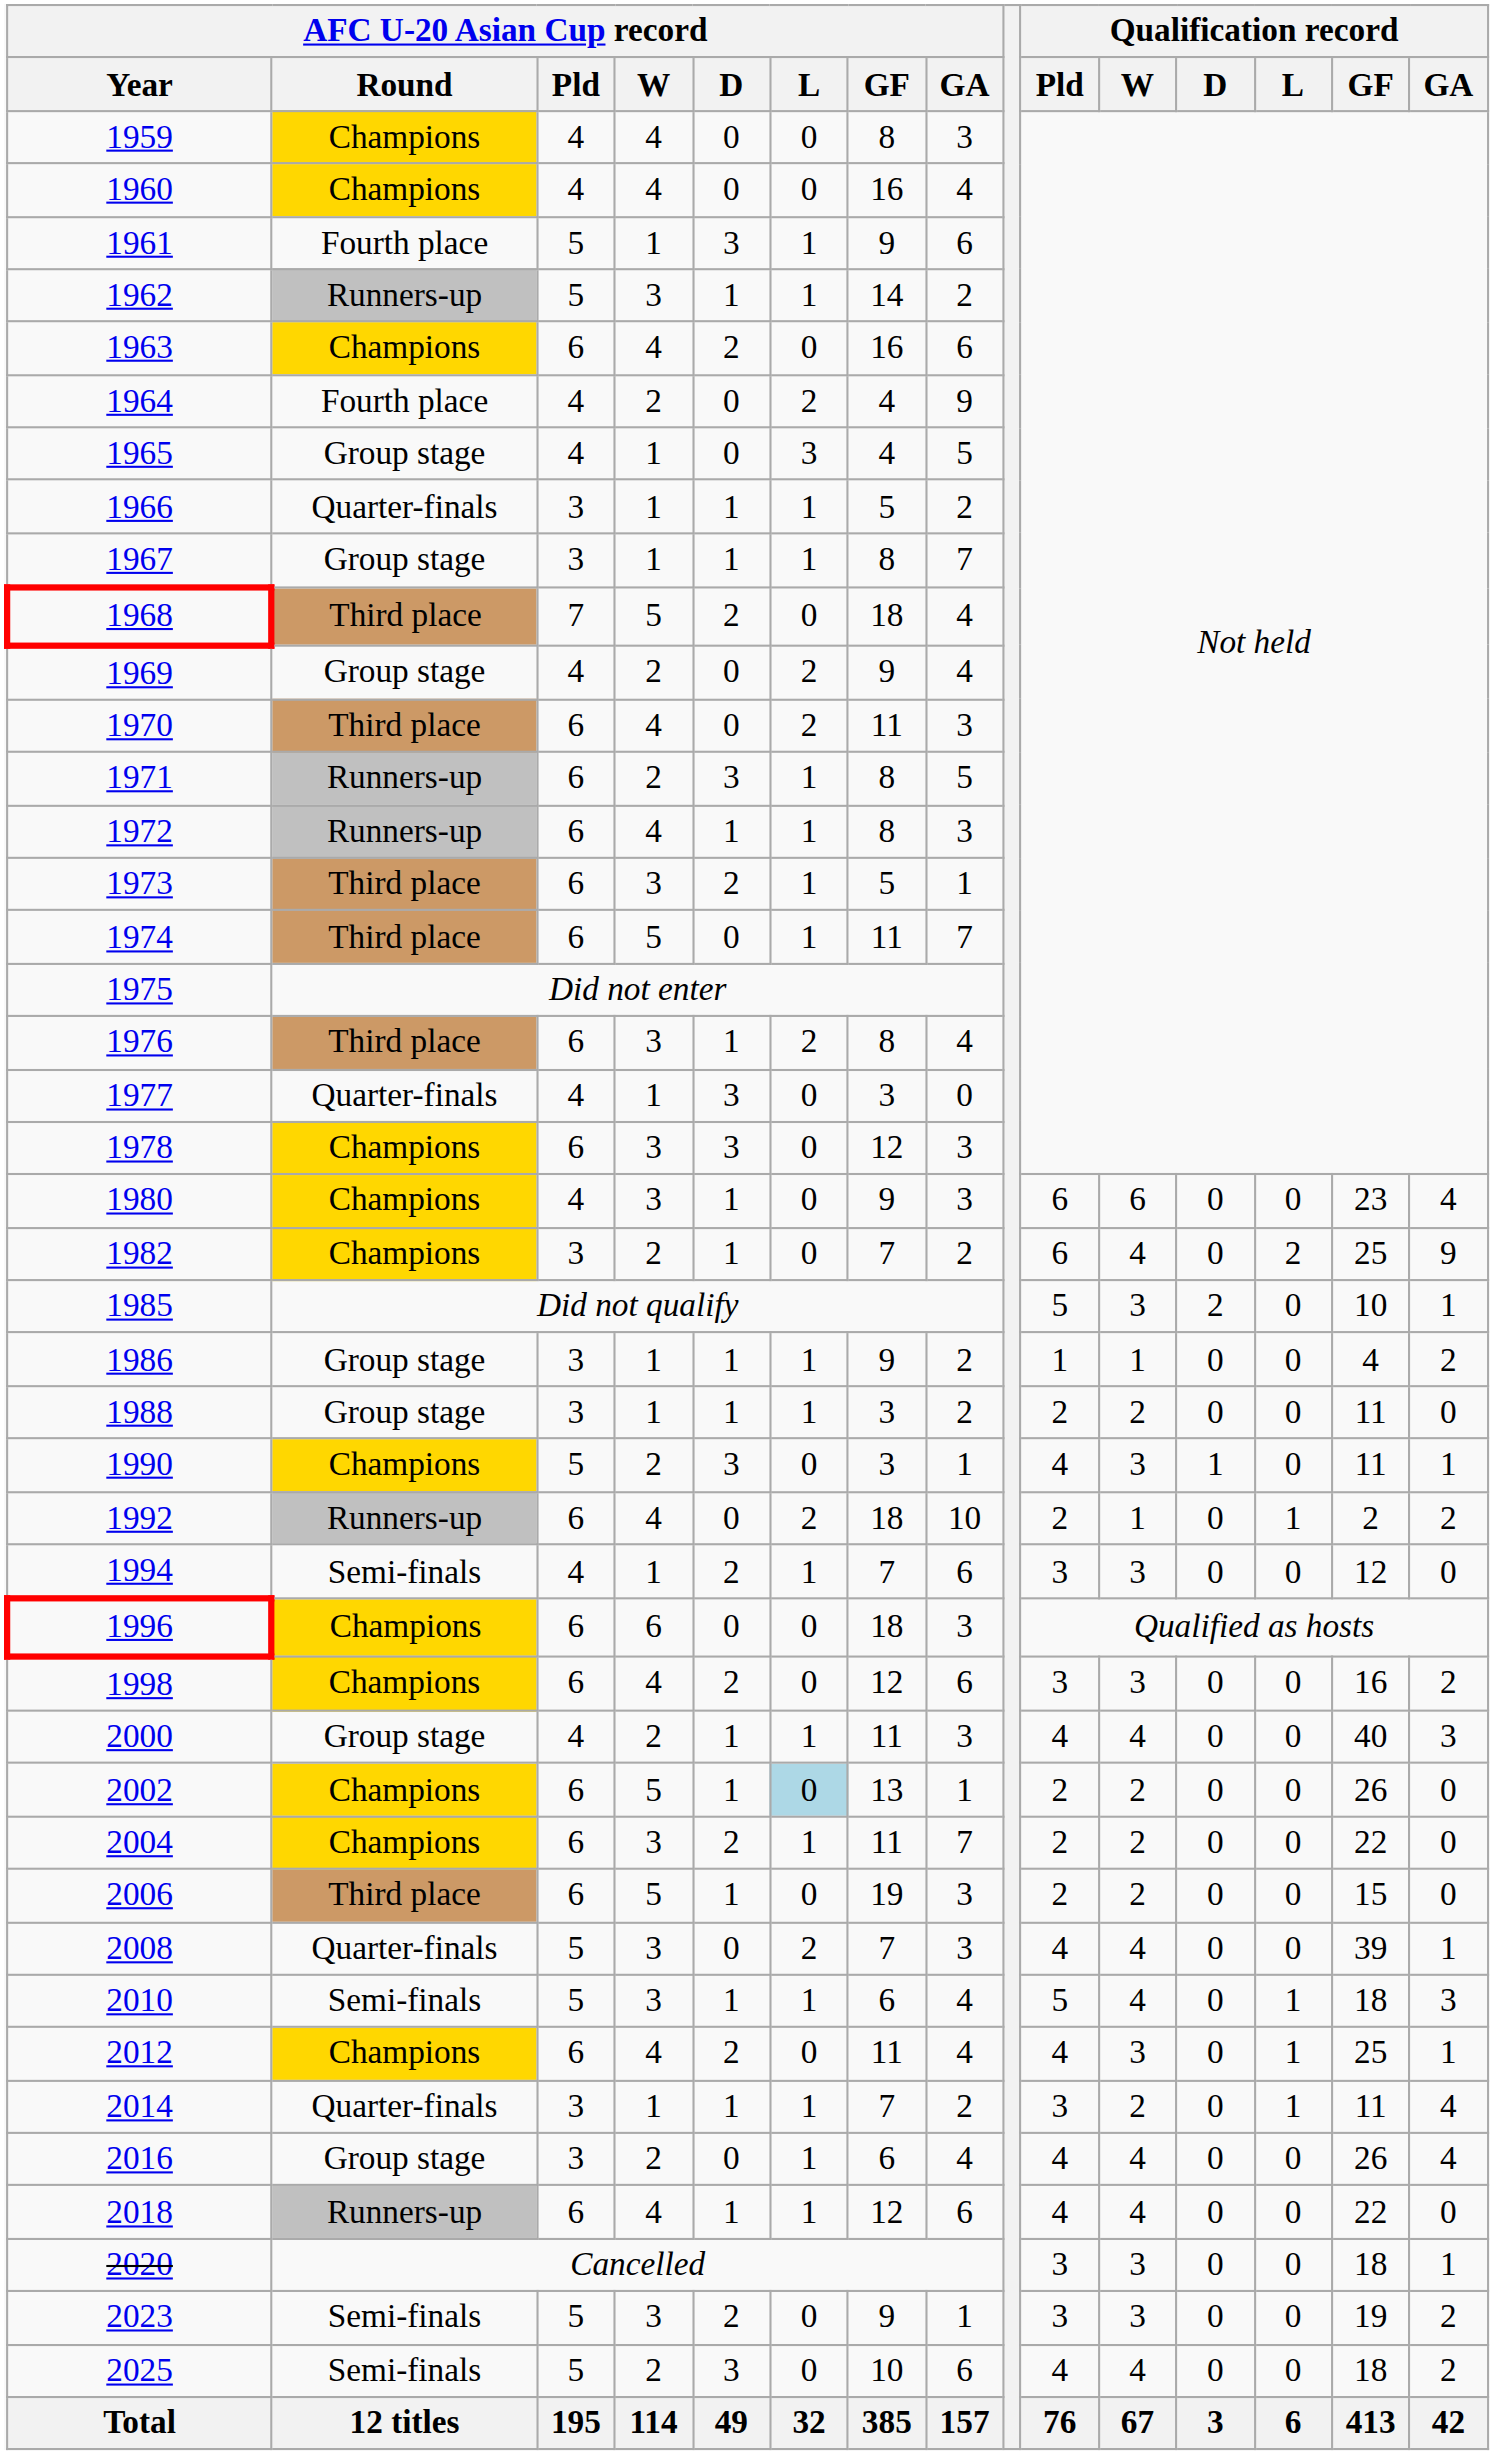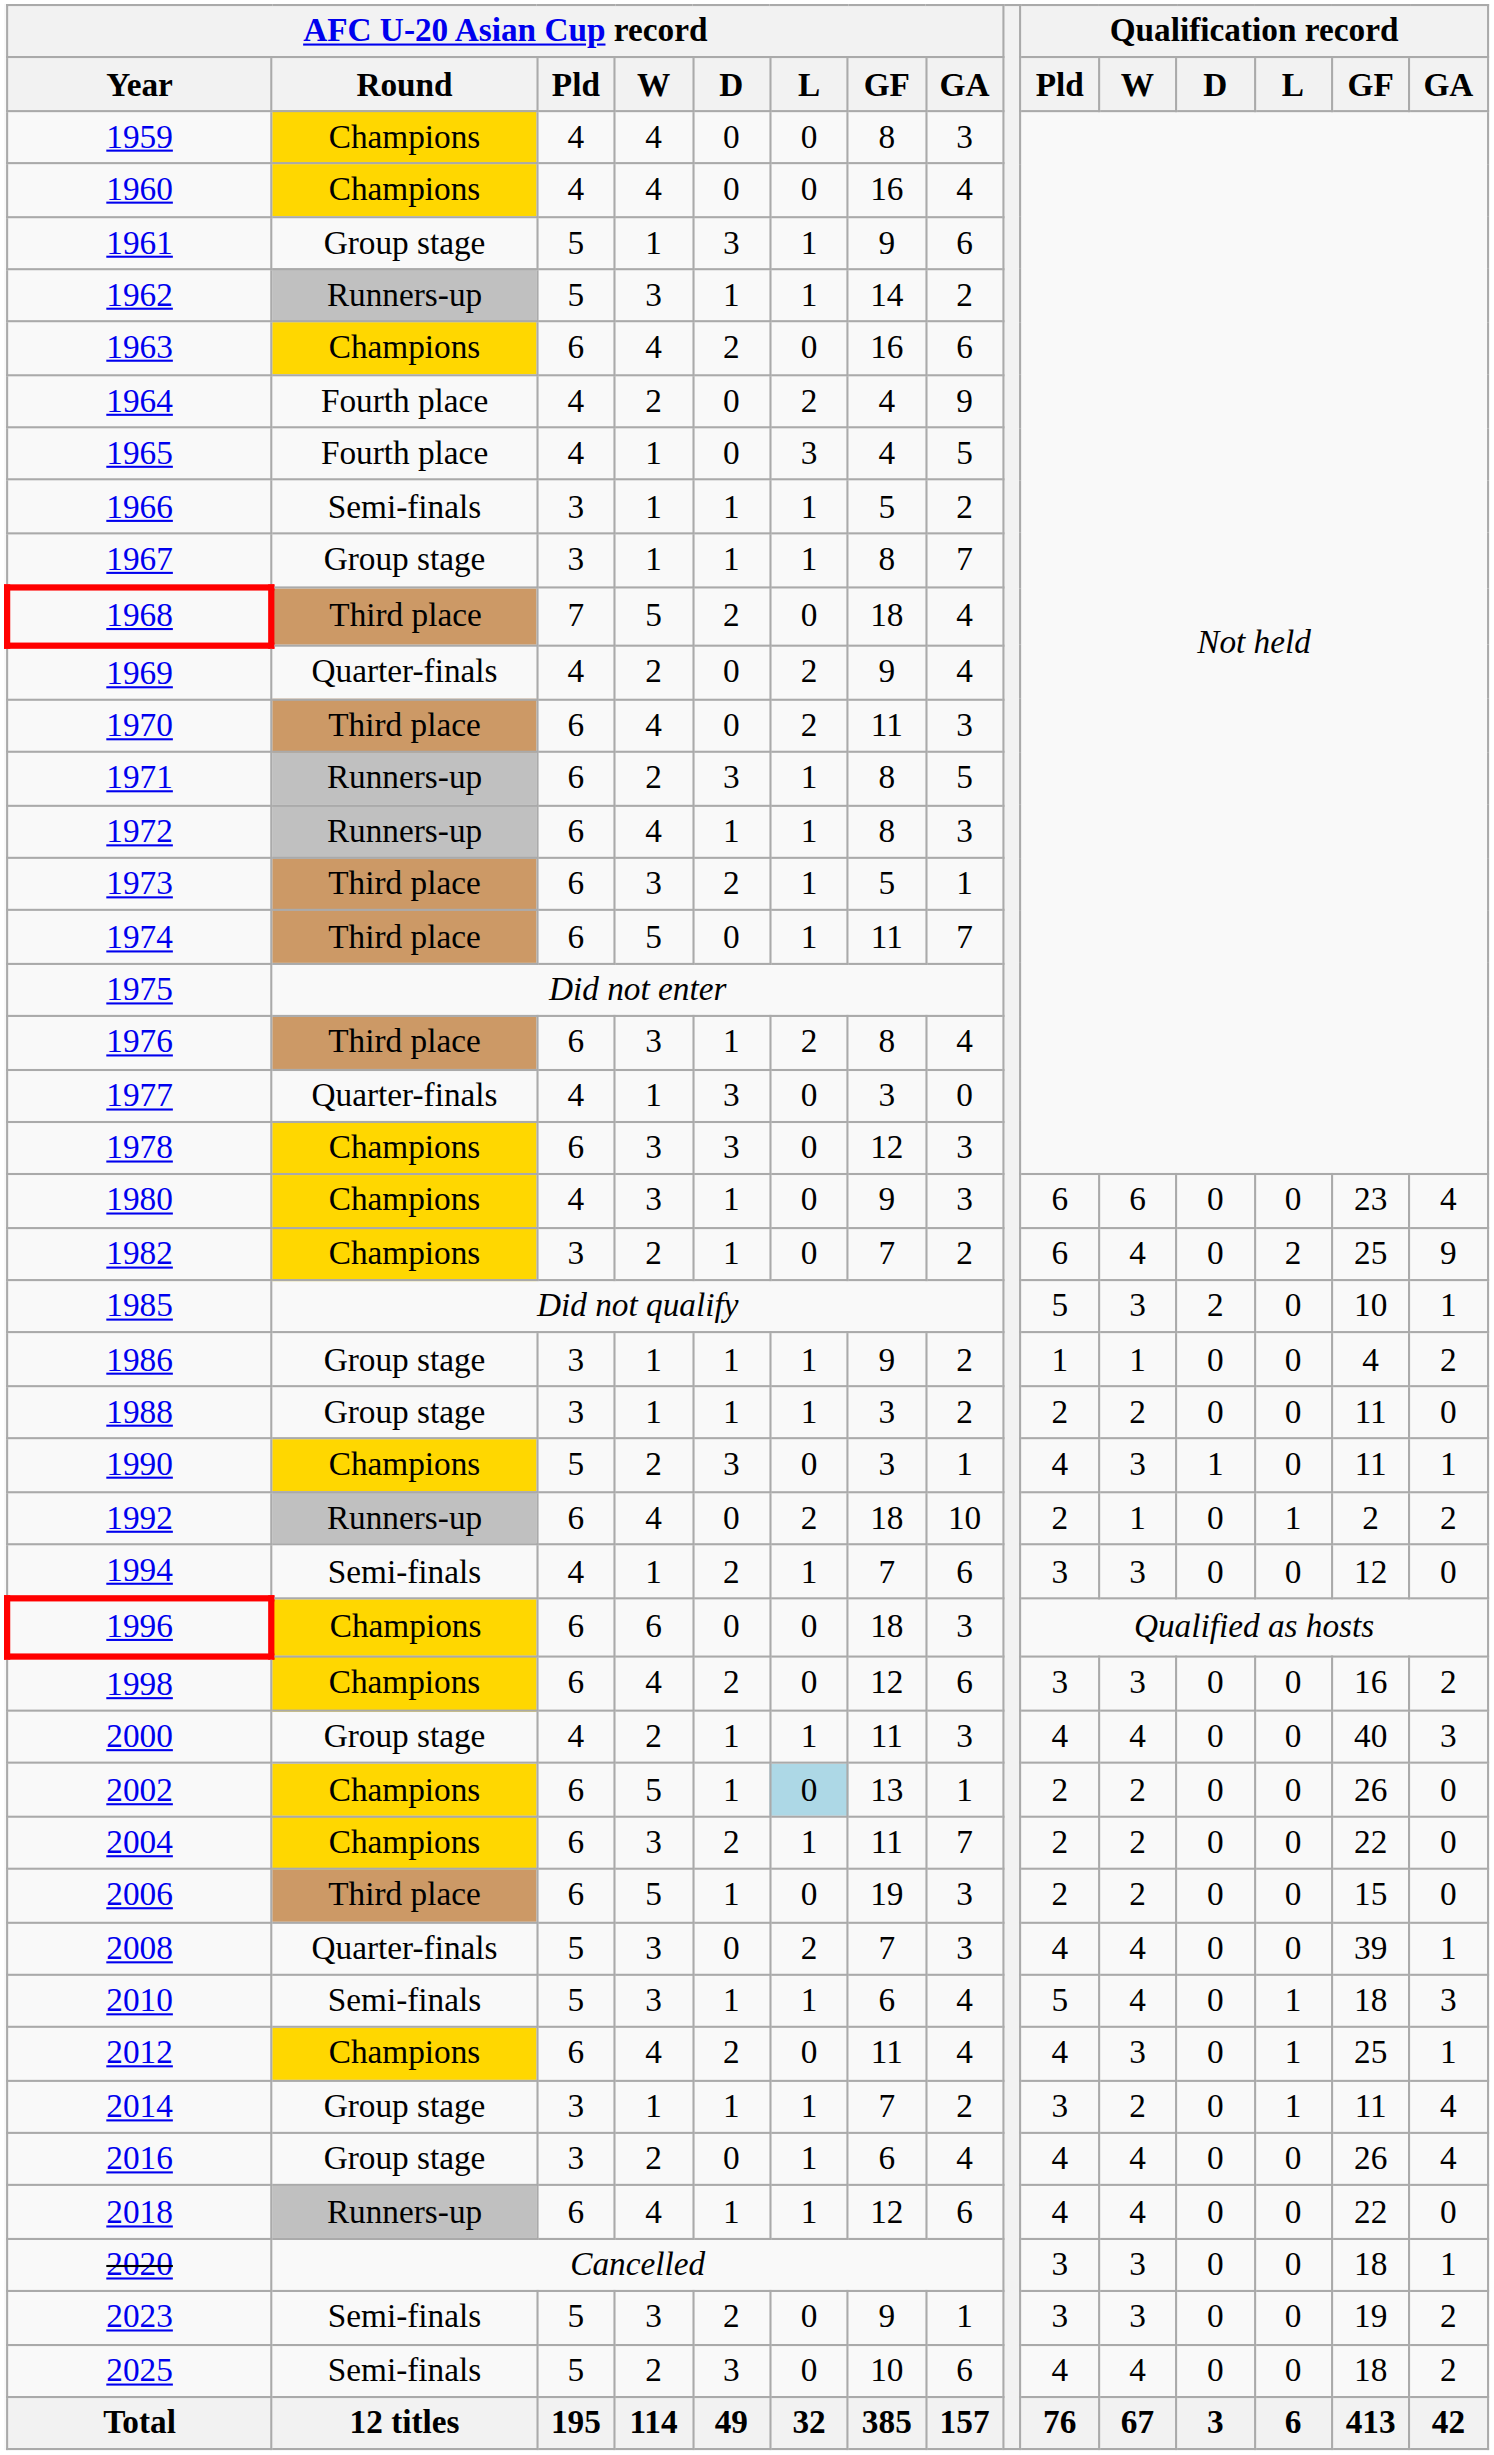(405, 242) Fourth place -> (405, 242) Group stage
(405, 453) Group stage -> (405, 453) Fourth place
(405, 505) Quarter-finals -> (405, 505) Semi-finals
(405, 671) Group stage -> (405, 671) Quarter-finals
(405, 2105) Quarter-finals -> (405, 2105) Group stage
